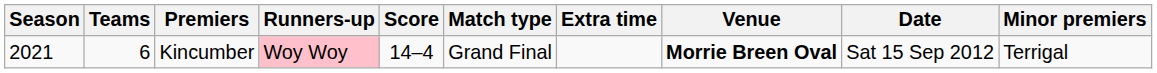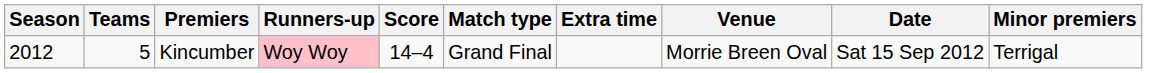(31, 51) 2021 -> (31, 51) 2012
(145, 51) 6 -> (145, 51) 5
(752, 51) bold -> (747, 51) normal
